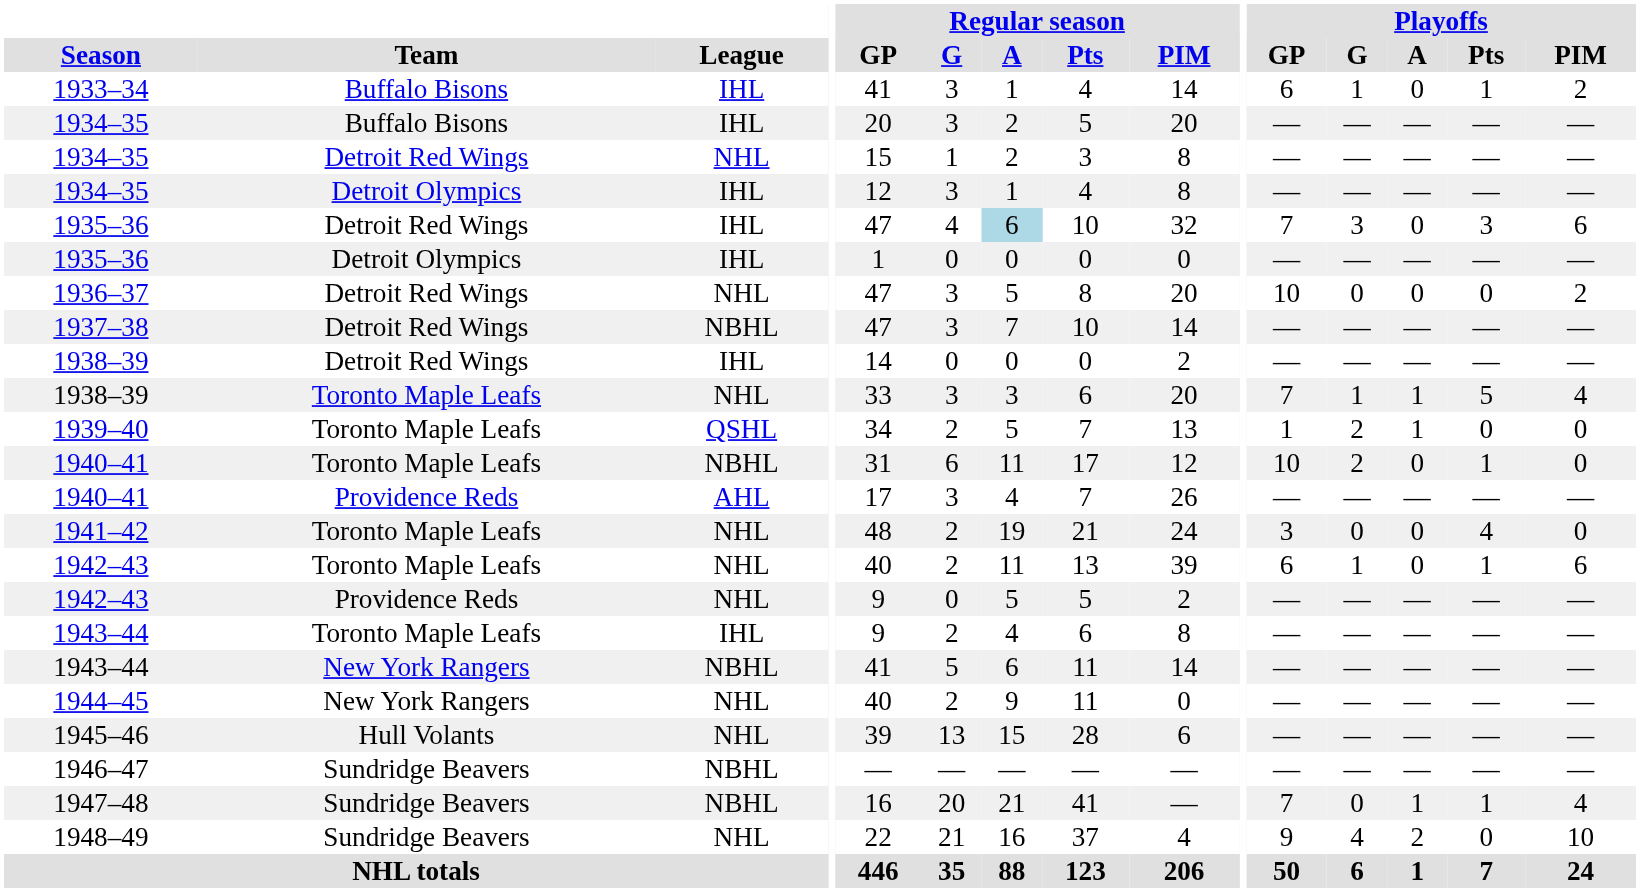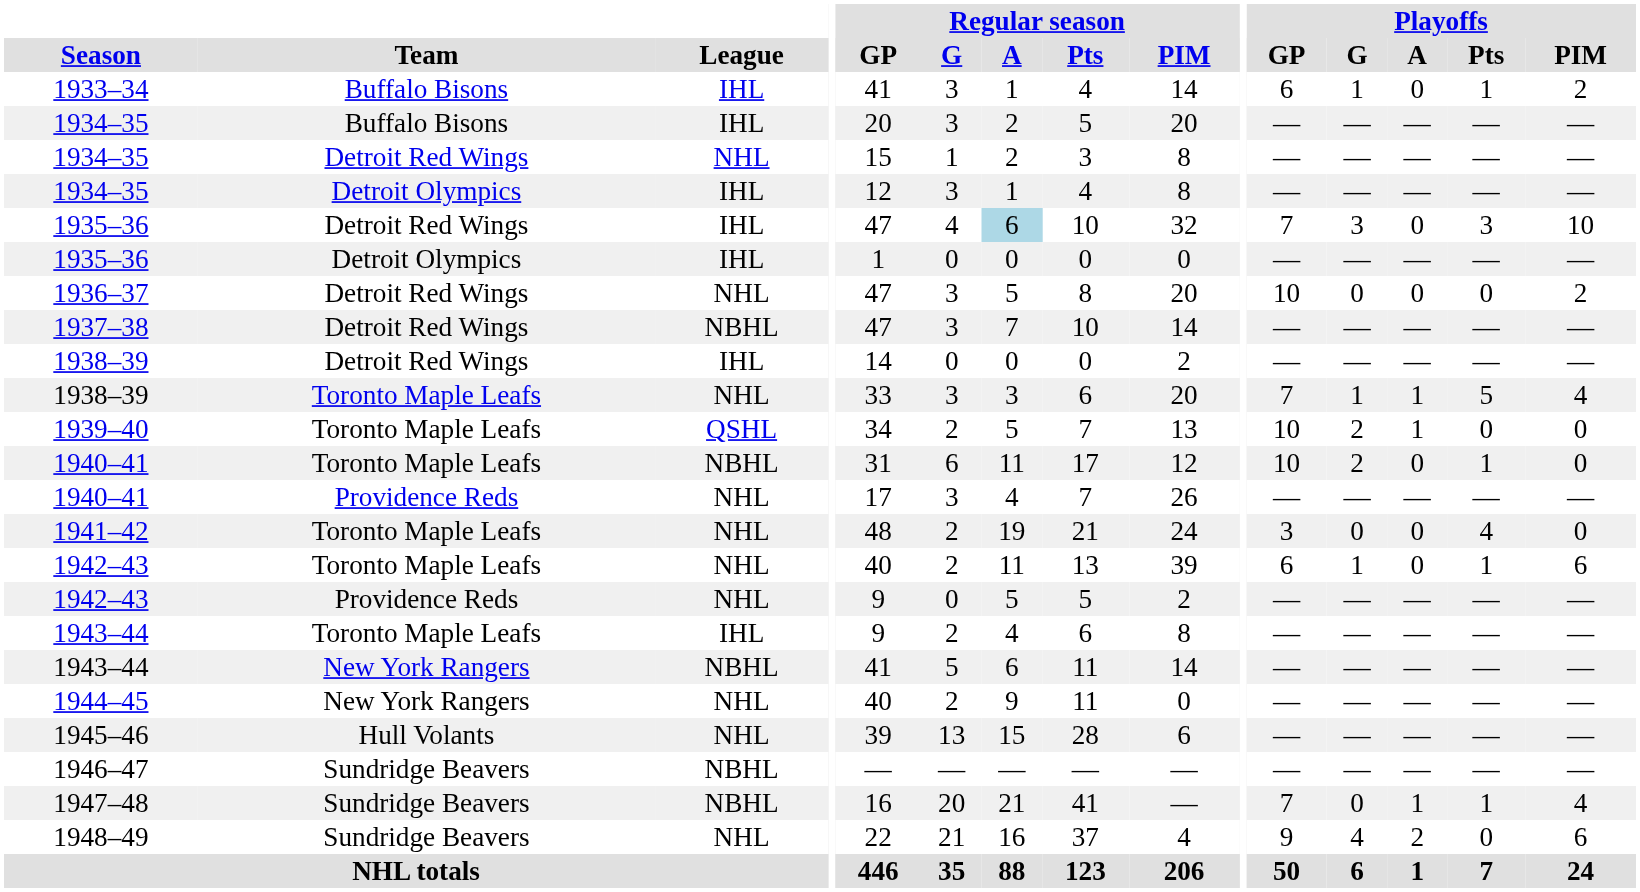(1581, 224) 6 -> (1581, 224) 10
(1287, 428) 1 -> (1287, 428) 10
(742, 496) AHL -> (742, 496) NHL
(1581, 836) 10 -> (1581, 836) 6
